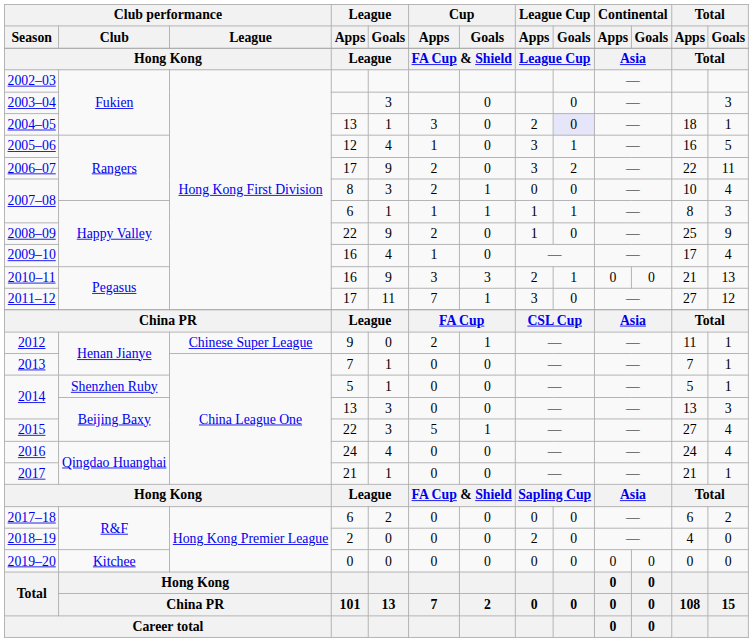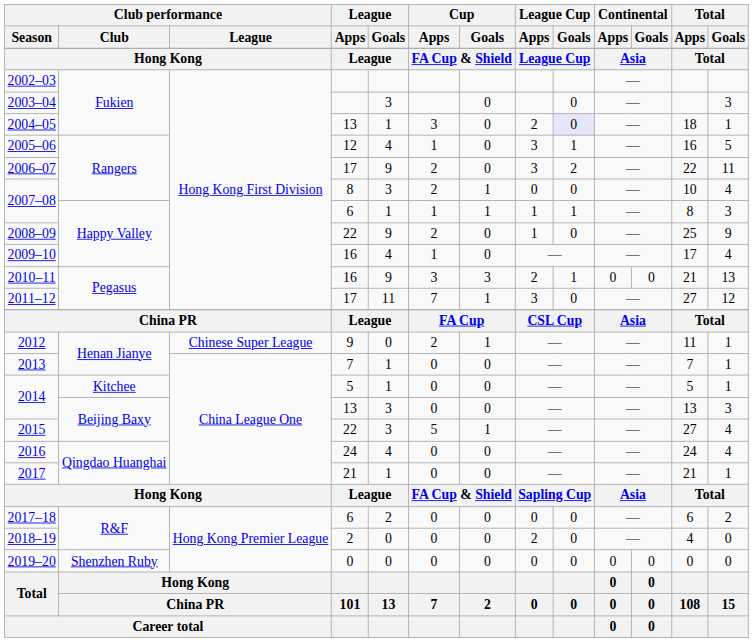(114, 386) Shenzhen Ruby -> (114, 386) Kitchee
(114, 560) Kitchee -> (114, 560) Shenzhen Ruby
